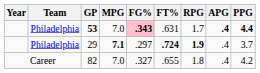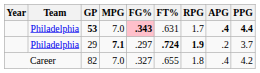(225, 44) .4 -> (225, 44) .2
